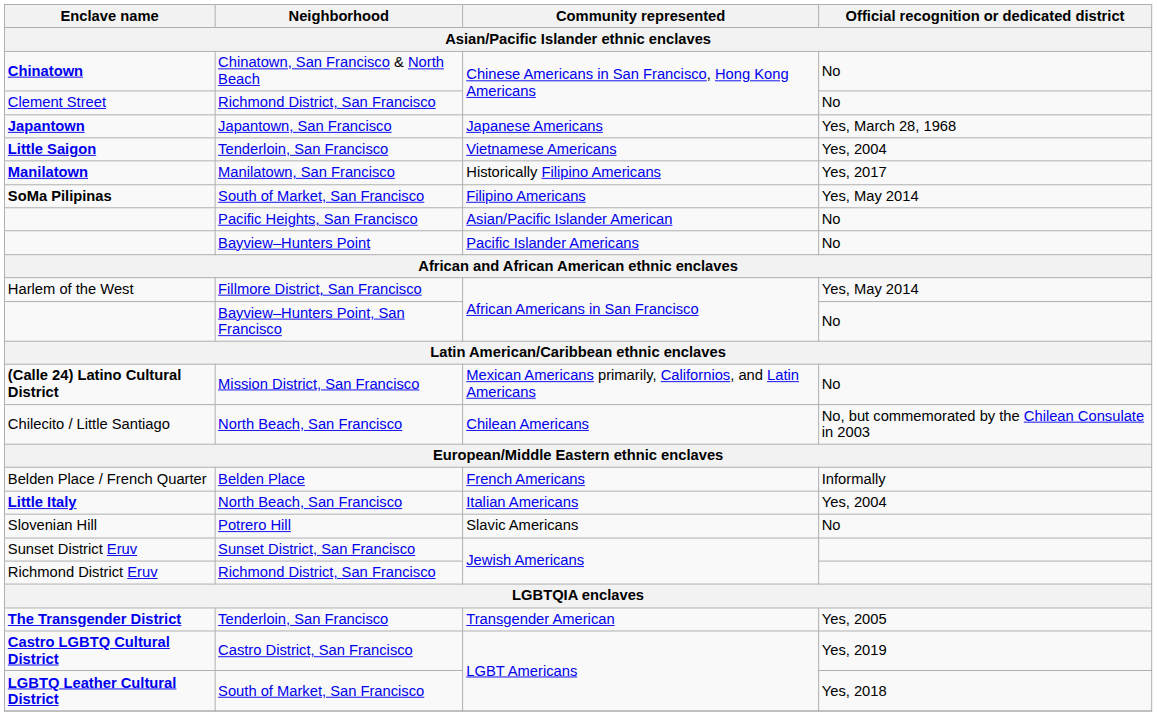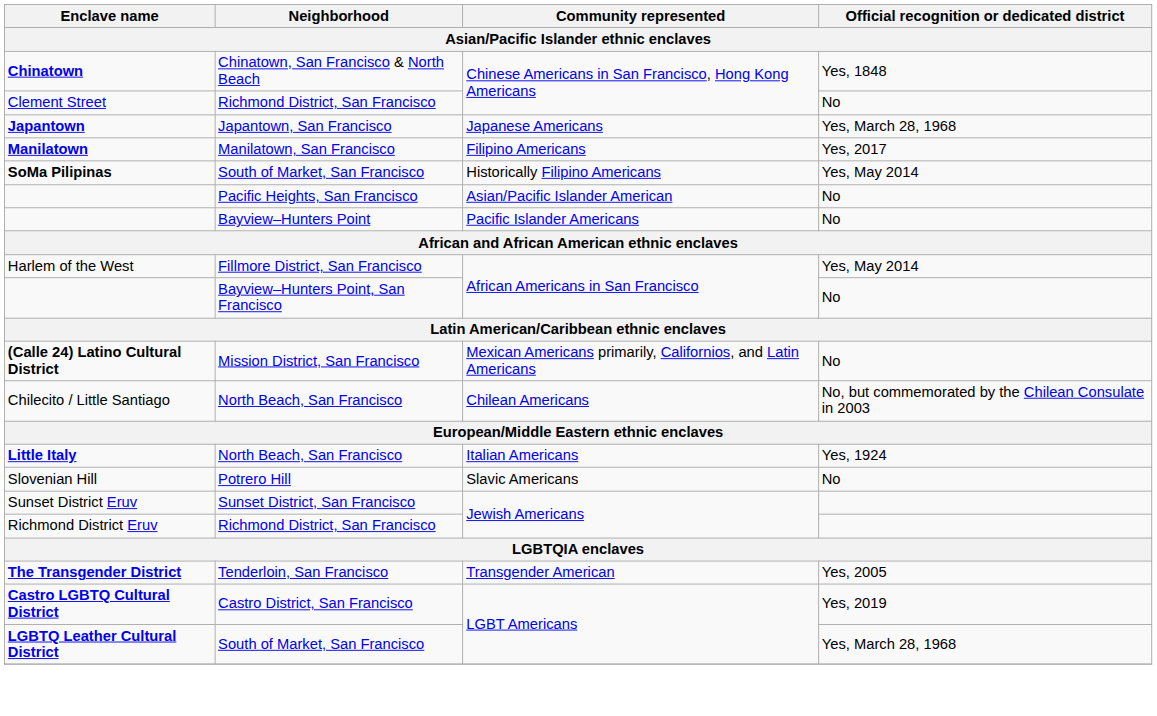(831, 71) No -> (854, 71) Yes, 1848
- row: (52, 149)
(564, 172) Historically Filipino Americans -> (526, 149) Filipino Americans
(526, 196) Filipino Americans -> (564, 172) Historically Filipino Americans
- row: (107, 479)
(854, 502) Yes, 2004 -> (854, 455) Yes, 1924
(854, 690) Yes, 2018 -> (889, 644) Yes, March 28, 1968
